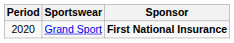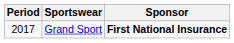(23, 29) 2020 -> (23, 29) 2017
